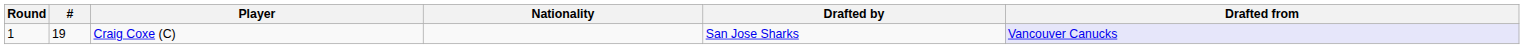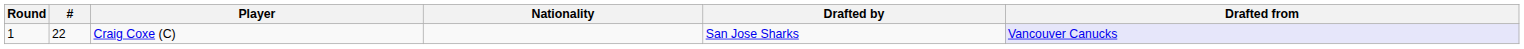(59, 33) 19 -> (59, 33) 22
